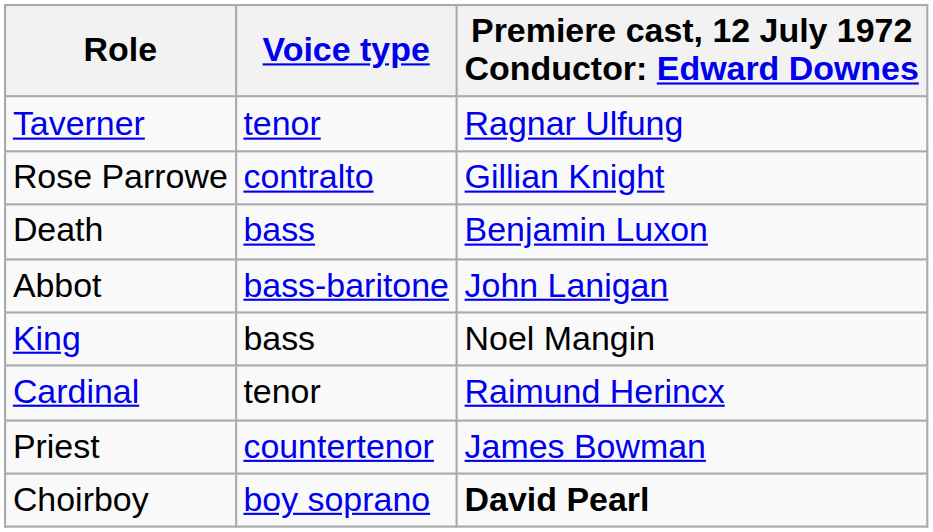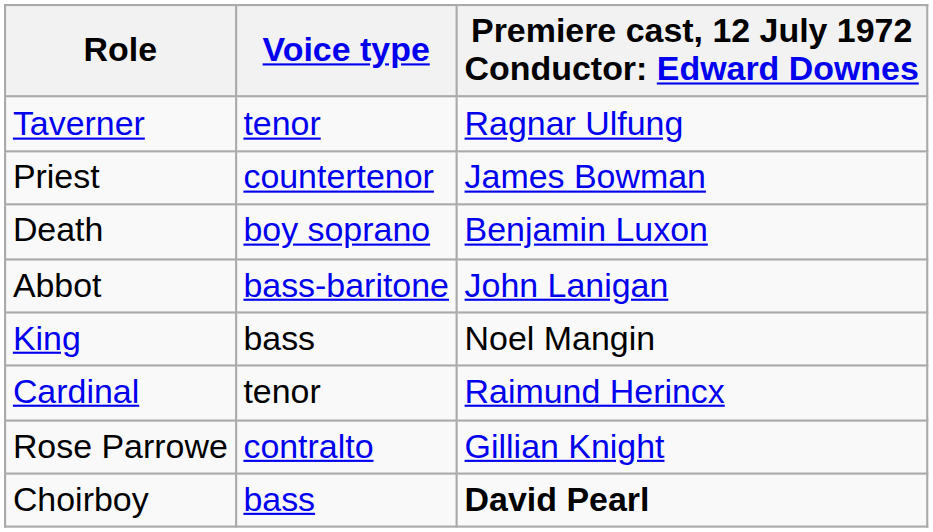rows swapped: (120, 177) <-> (56, 446)
(279, 230) bass -> (337, 230) boy soprano
(337, 499) boy soprano -> (279, 499) bass
